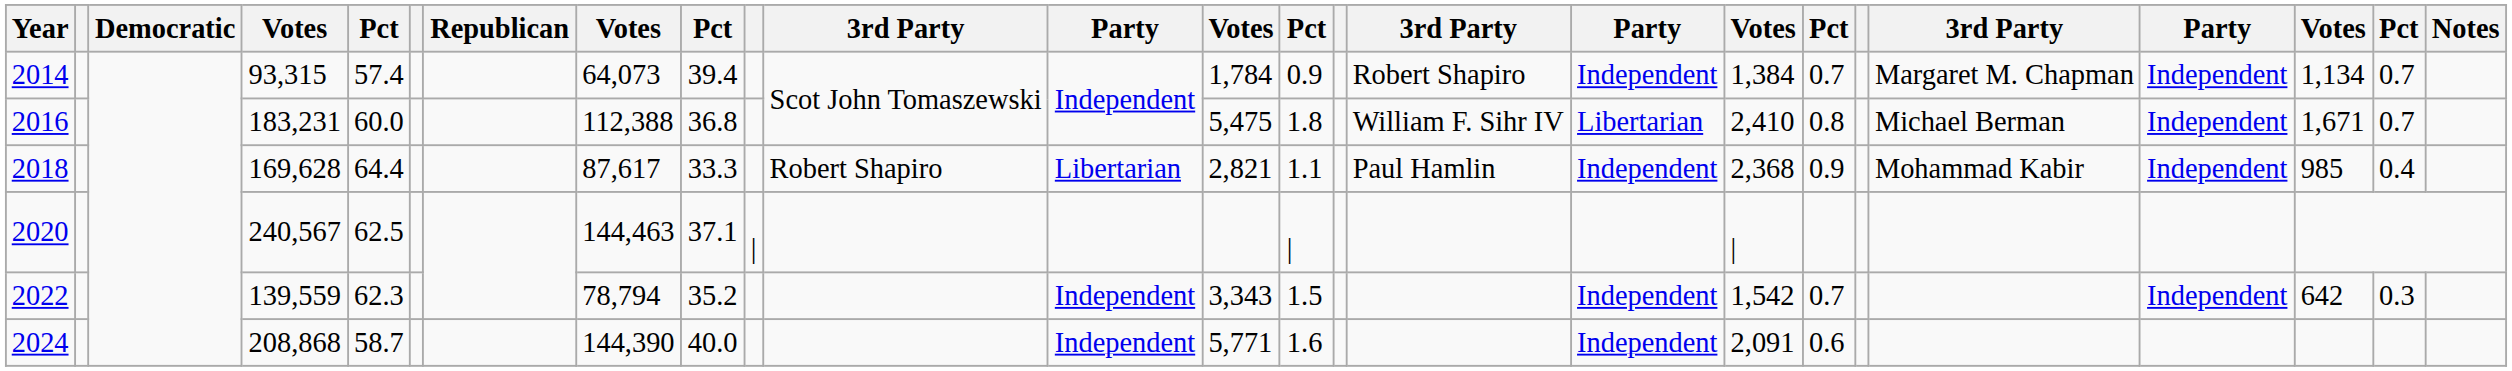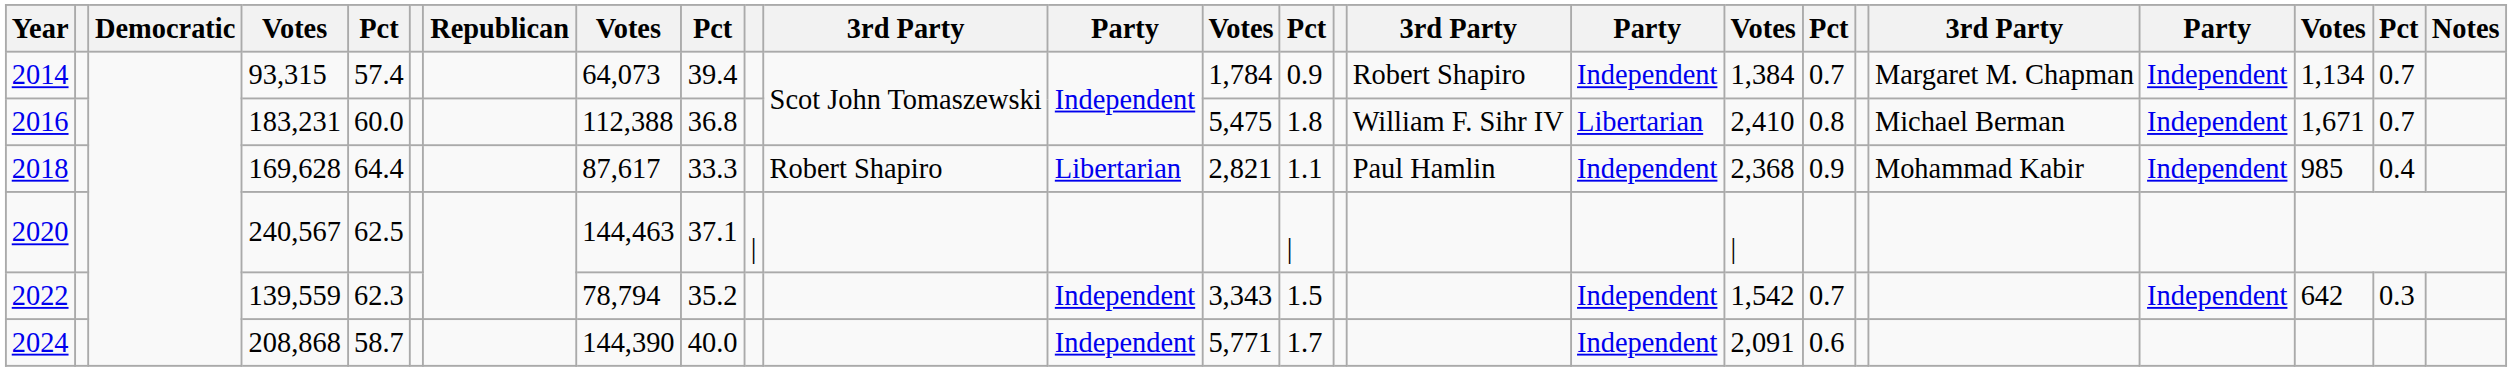(1305, 342) 1.6 -> (1305, 342) 1.7
